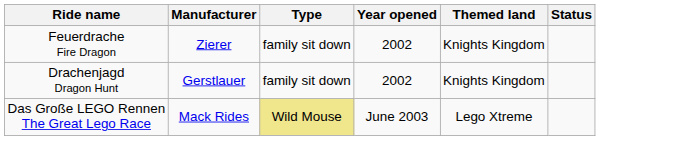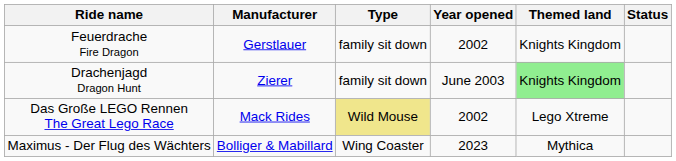(214, 44) Zierer -> (275, 44) Gerstlauer
(214, 80) Gerstlauer -> (275, 80) Zierer
(397, 80) 2002 -> (473, 80) June 2003
(494, 80) no background -> (570, 80) lightgreen background
(397, 116) June 2003 -> (473, 116) 2002
+ row: (109, 145)
